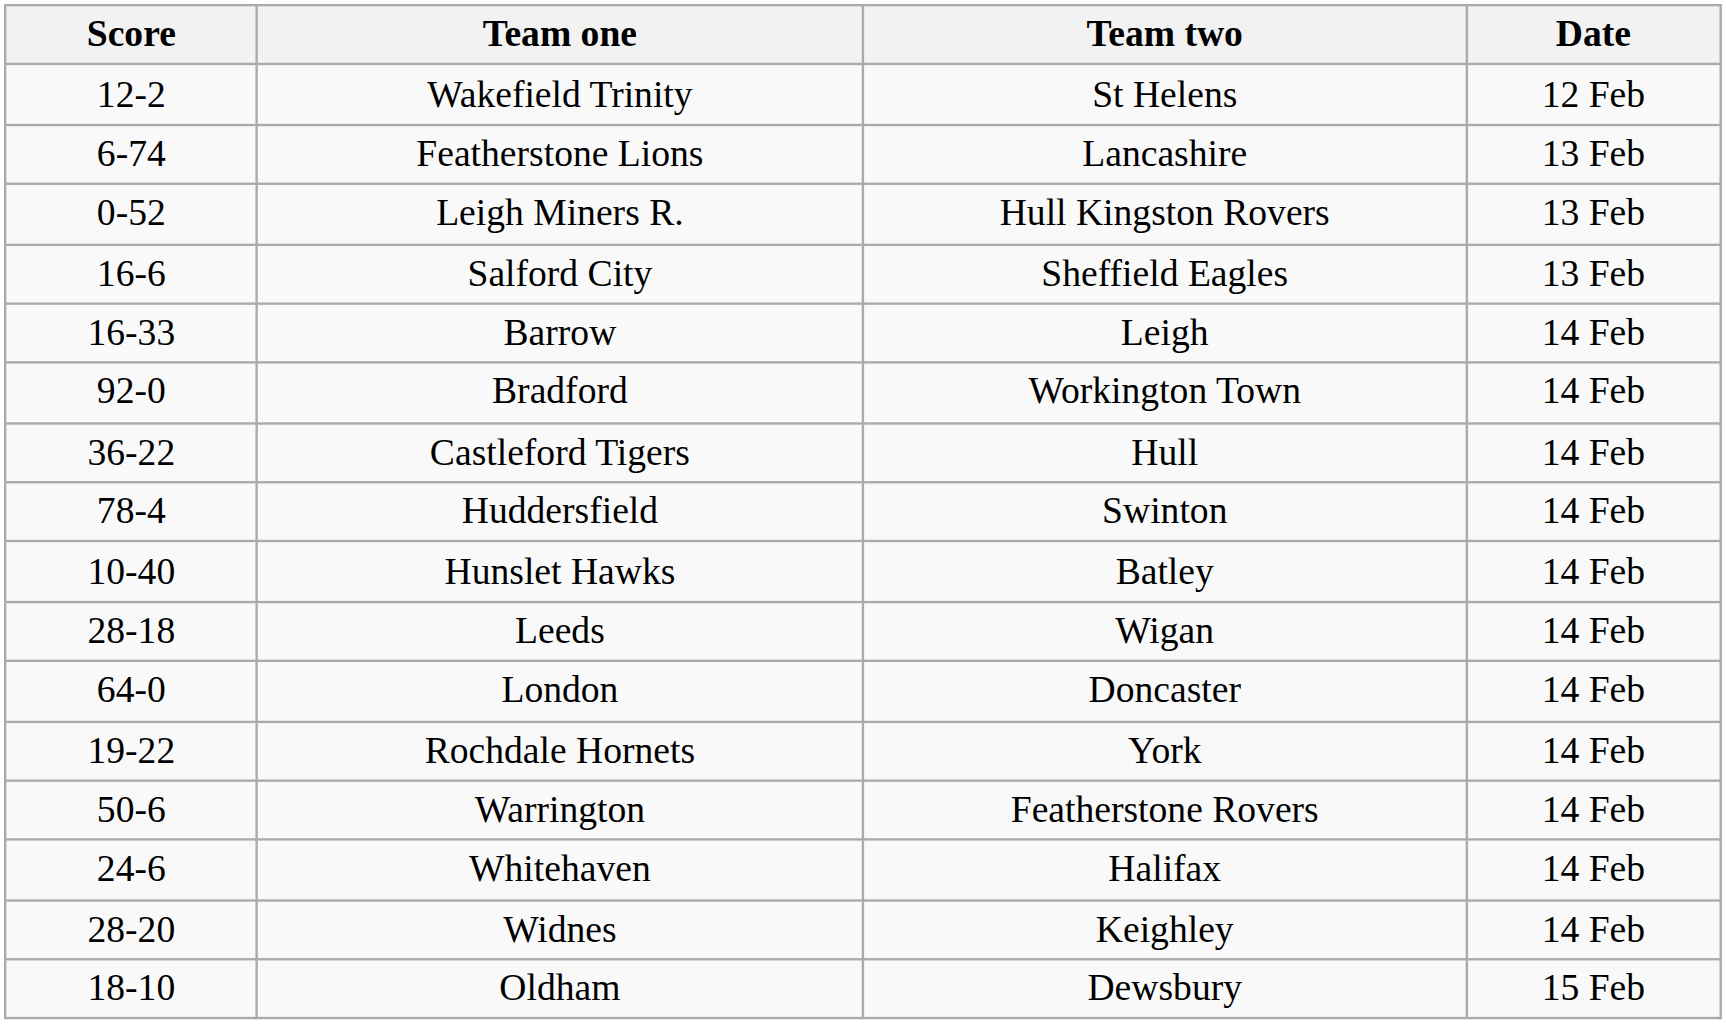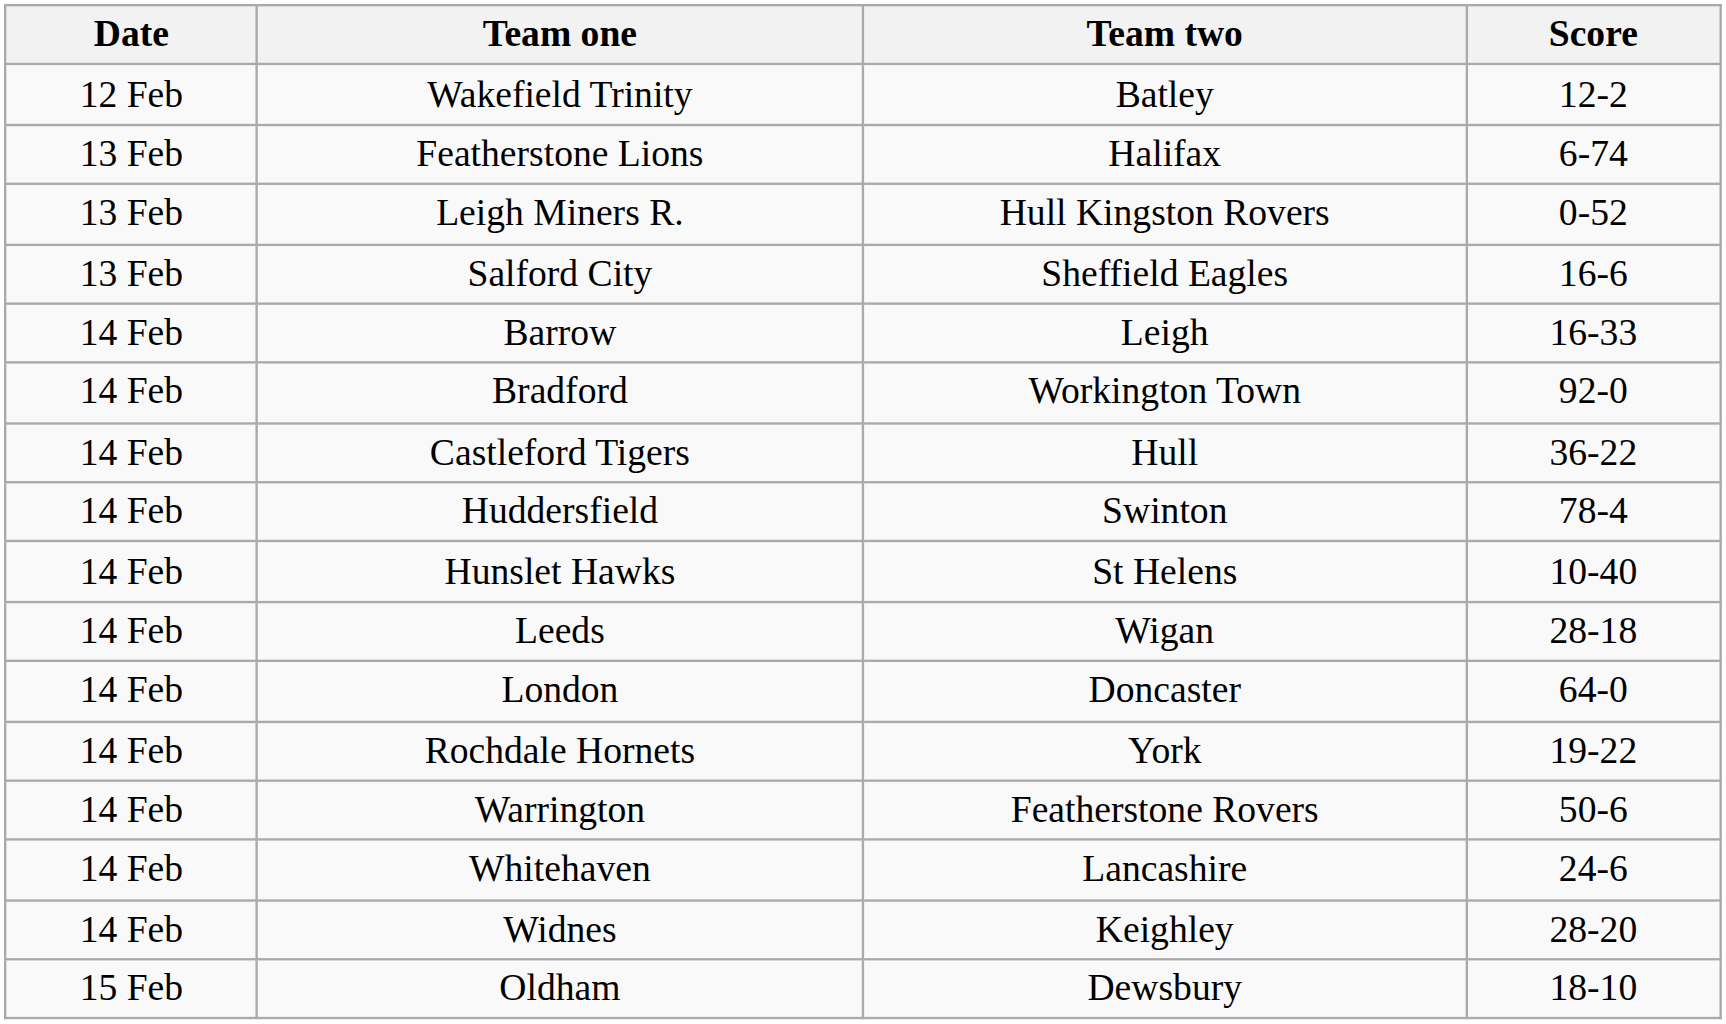columns swapped: (1593, 34) <-> (131, 34)
(1165, 93) St Helens -> (1165, 93) Batley
(1165, 153) Lancashire -> (1165, 153) Halifax
(1165, 570) Batley -> (1165, 570) St Helens
(1165, 869) Halifax -> (1165, 869) Lancashire
